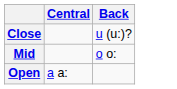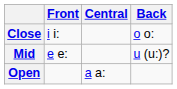+ column: (63, 14)
(114, 34) u (u:)? -> (144, 34) o o:
(106, 53) o o: -> (151, 53) u (u:)?
